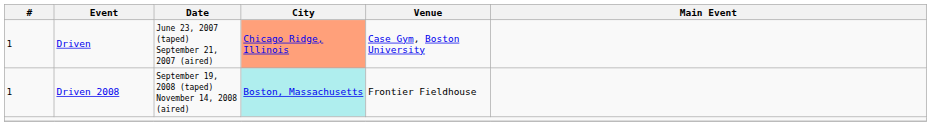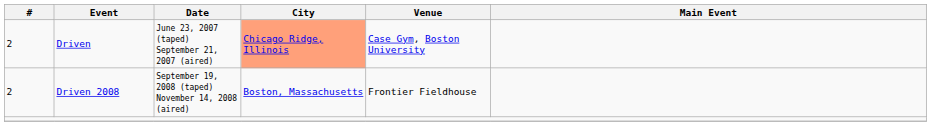(9, 44) 1 -> (9, 44) 2
(9, 92) 1 -> (9, 92) 2
(303, 92) paleturquoise background -> (303, 92) no background
